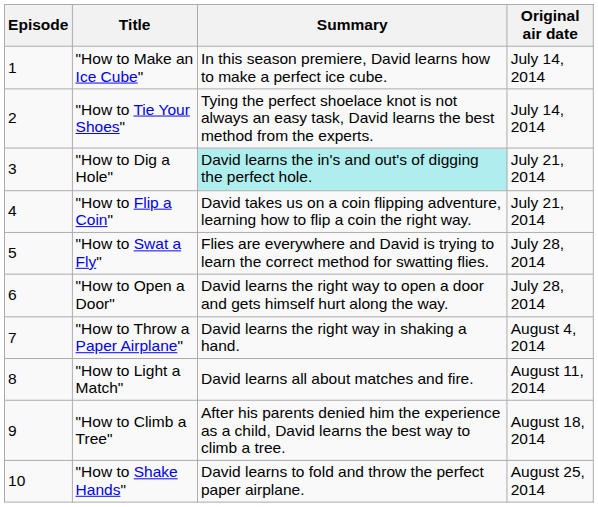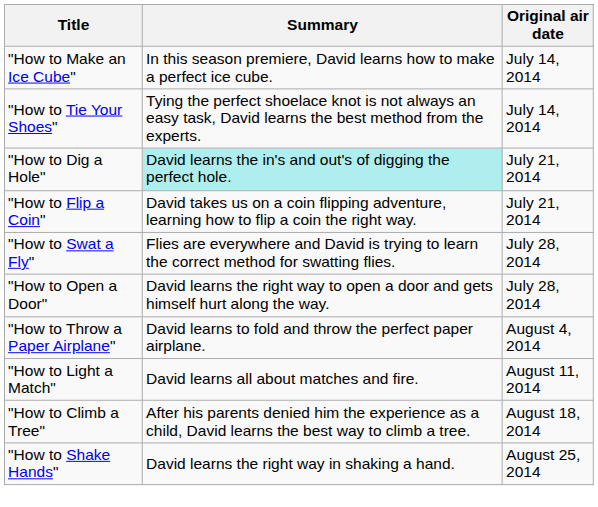- column: (38, 25)
(334, 337) David learns the right way in shaking a hand. -> (310, 337) David learns to fold and throw the perfect paper airplane.
(342, 481) David learns to fold and throw the perfect paper airplane. -> (300, 463) David learns the right way in shaking a hand.
